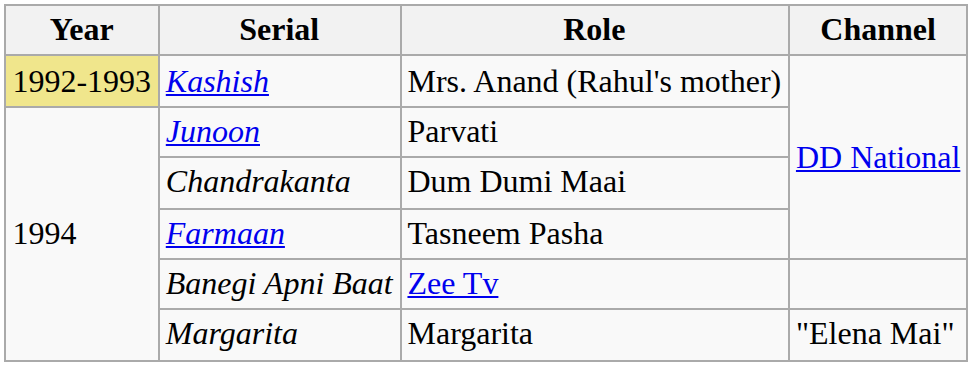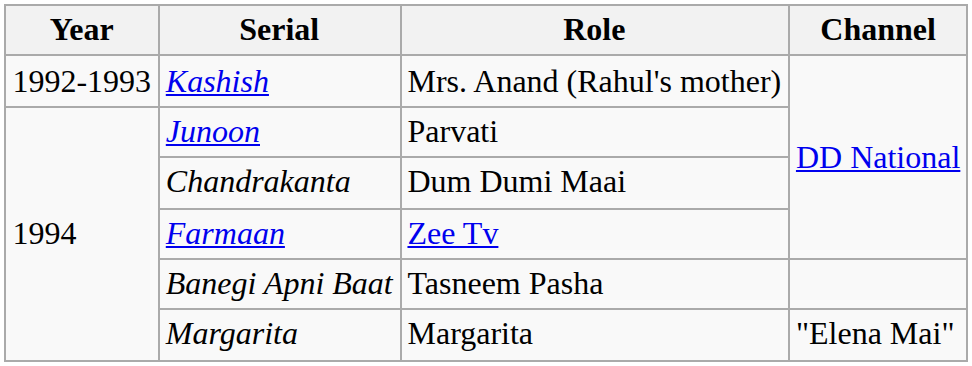(82, 80) khaki background -> (82, 80) no background
(505, 232) Tasneem Pasha -> (453, 232) Zee Tv
(453, 283) Zee Tv -> (505, 283) Tasneem Pasha
